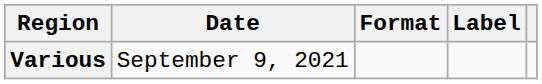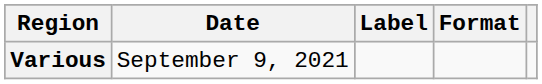columns swapped: (401, 23) <-> (486, 23)
